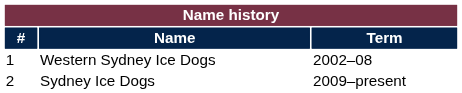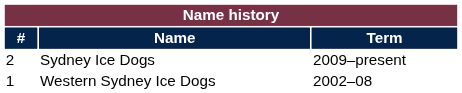rows swapped: (128, 60) <-> (98, 80)
